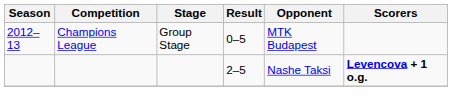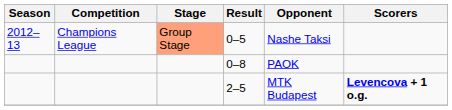(176, 38) no background -> (176, 38) lightsalmon background
(292, 38) MTK Budapest -> (299, 38) Nashe Taksi
+ row: (236, 63)
(299, 70) Nashe Taksi -> (292, 89) MTK Budapest
